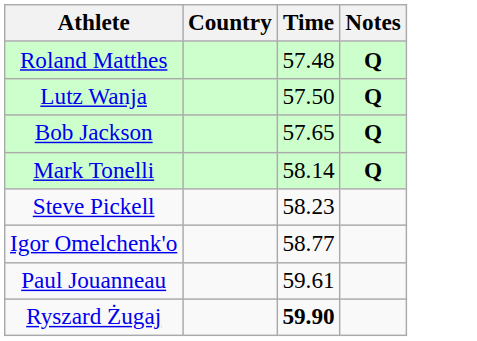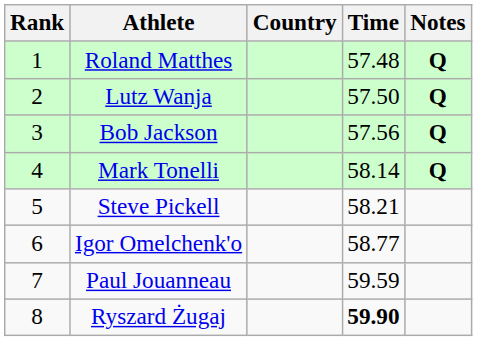+ column: (37, 22)
(309, 133) 57.65 -> (373, 133) 57.56
(309, 206) 58.23 -> (373, 206) 58.21
(309, 280) 59.61 -> (373, 280) 59.59
